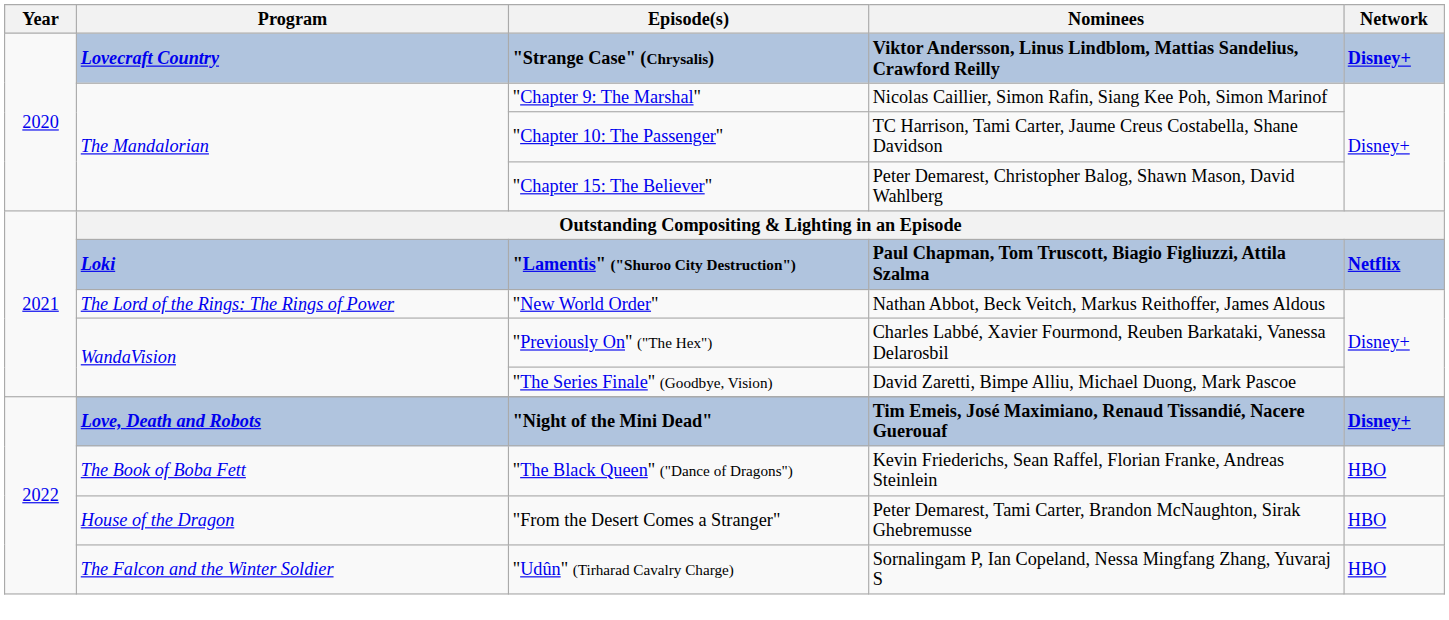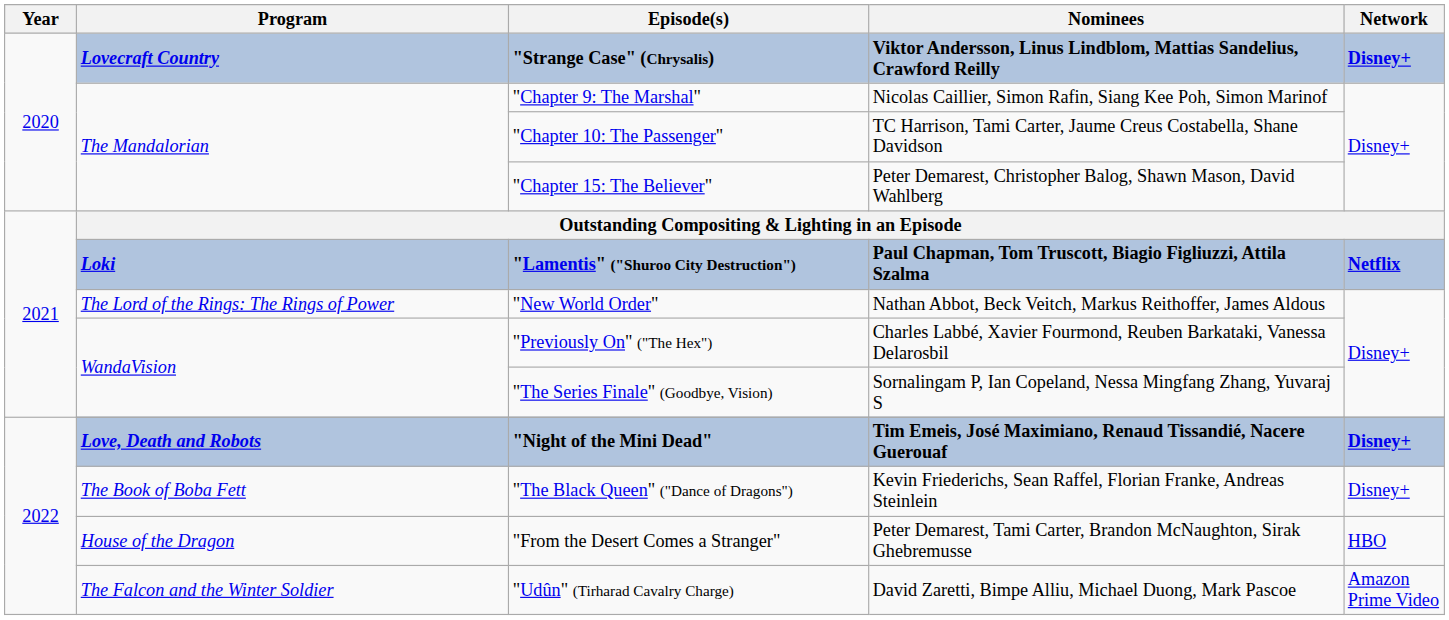(1084, 381) David Zaretti, Bimpe Alliu, Michael Duong, Mark Pascoe -> (1102, 392) Sornalingam P, Ian Copeland, Nessa Mingfang Zhang, Yuvaraj S
(1367, 470) HBO -> (1379, 491) Disney+
(1102, 569) Sornalingam P, Ian Copeland, Nessa Mingfang Zhang, Yuvaraj S -> (1084, 589) David Zaretti, Bimpe Alliu, Michael Duong, Mark Pascoe
(1367, 569) HBO -> (1393, 589) Amazon Prime Video
